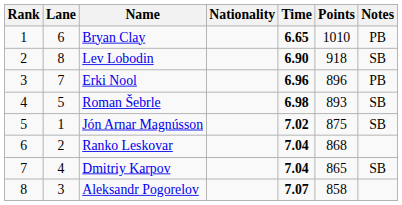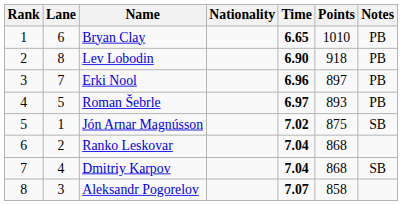(378, 59) SB -> (378, 59) PB
(336, 80) 896 -> (336, 80) 897
(297, 102) 6.98 -> (297, 102) 6.97
(378, 102) SB -> (378, 102) PB
(336, 168) 865 -> (336, 168) 868
